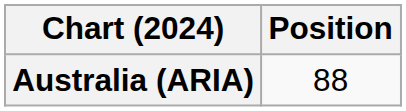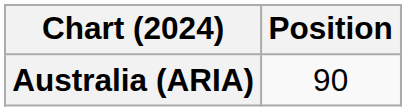(331, 79) 88 -> (331, 79) 90
